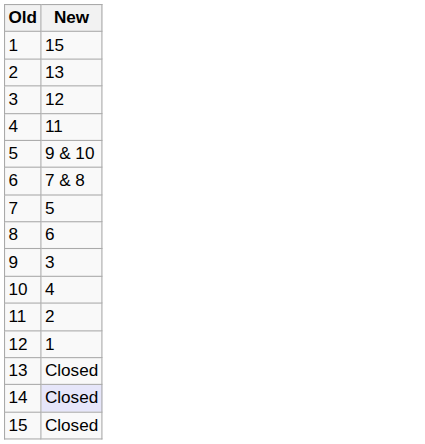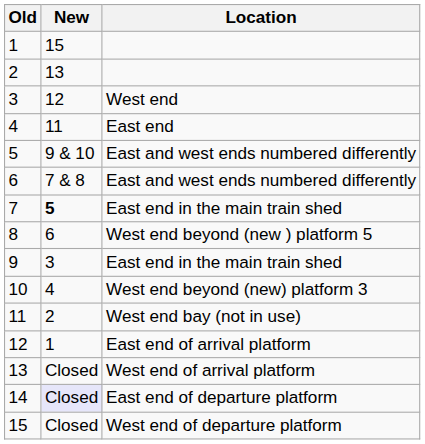+ column: (261, 18)
(50, 208) normal -> (50, 208) bold
